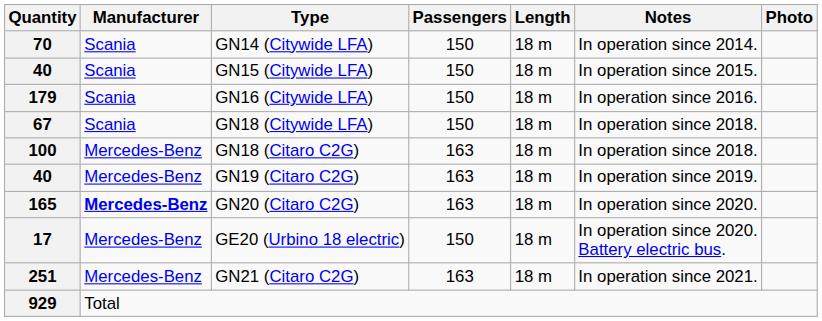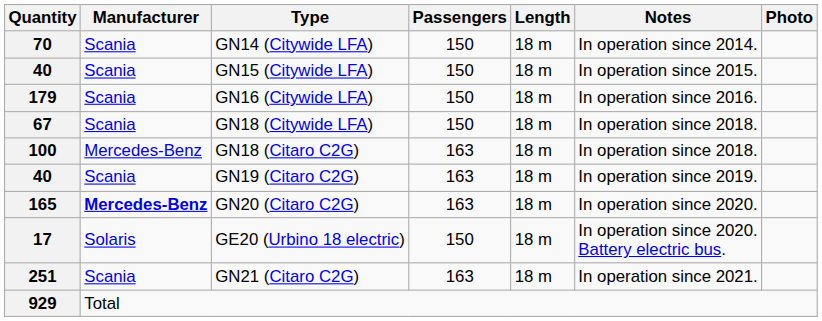(143, 177) Mercedes-Benz -> (110, 177) Scania
(143, 240) Mercedes-Benz -> (110, 240) Solaris
(143, 276) Mercedes-Benz -> (110, 276) Scania
